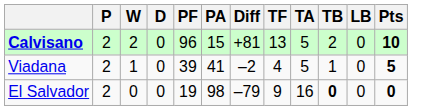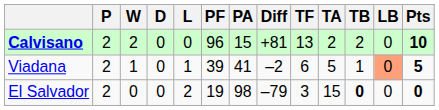+ column: (188, 17)
(305, 42) 5 -> (332, 42) 2
(278, 67) 4 -> (305, 67) 6
(361, 67) no background -> (388, 67) lightsalmon background
(278, 92) 9 -> (305, 92) 3
(305, 92) 16 -> (332, 92) 15
